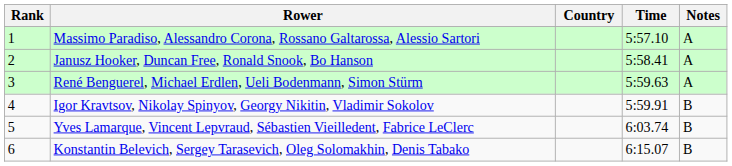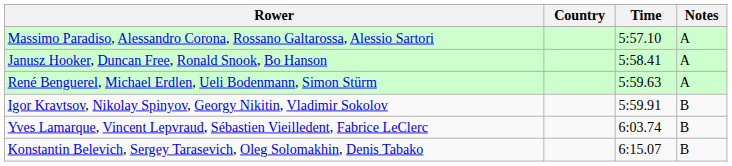- column: (27, 15)
